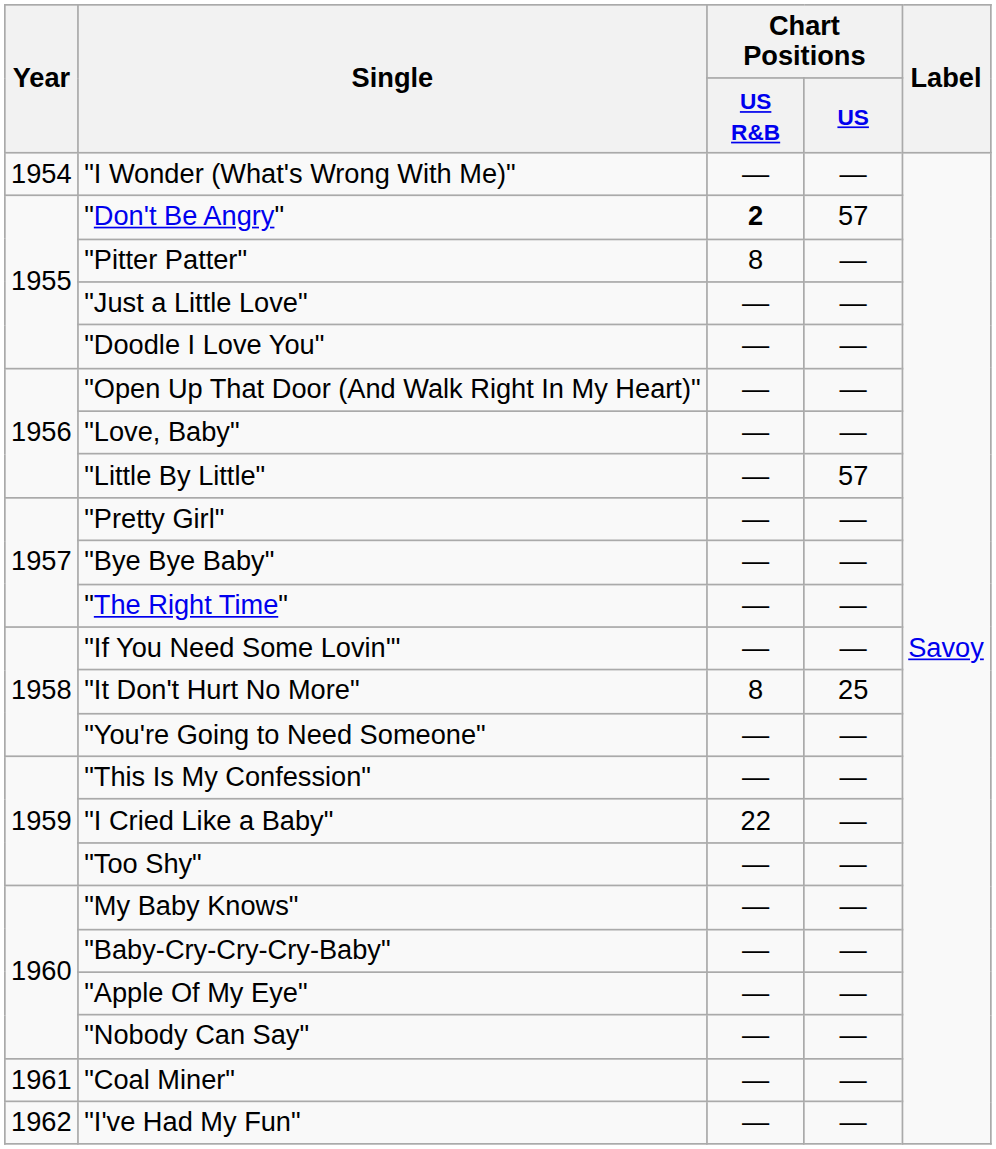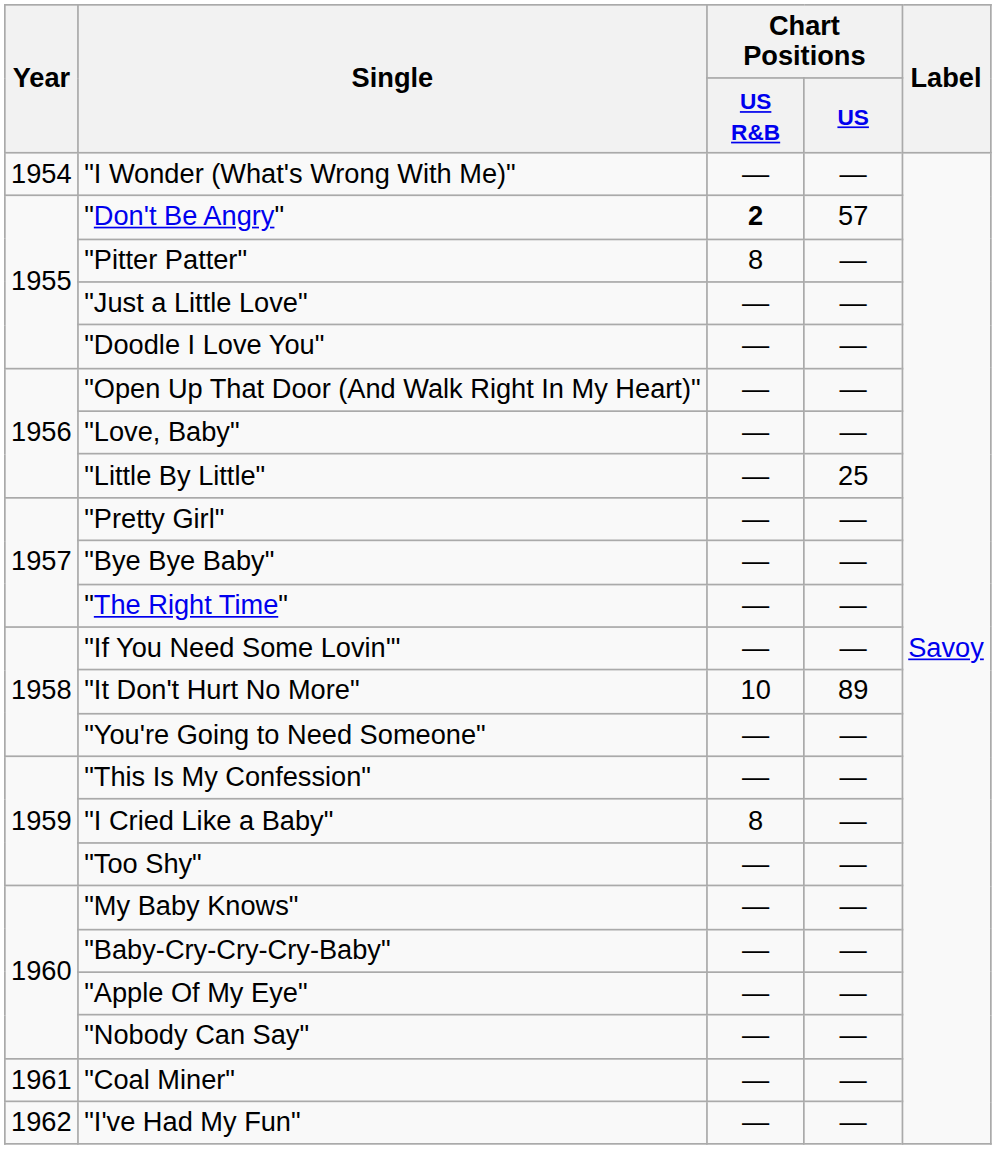(853, 475) 57 -> (853, 475) 25
(756, 691) 8 -> (756, 691) 10
(853, 691) 25 -> (853, 691) 89
(756, 820) 22 -> (756, 820) 8
